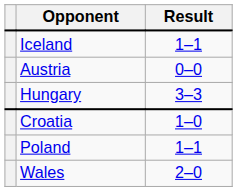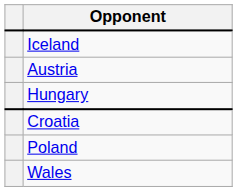- column: (189, 17)
